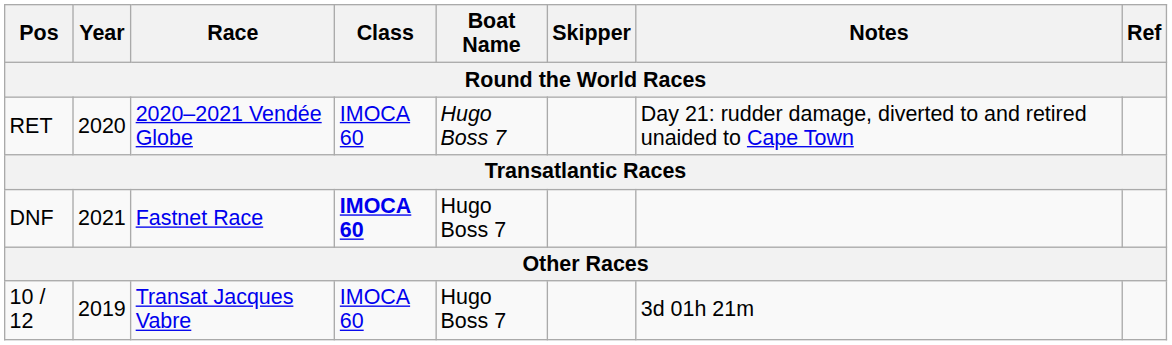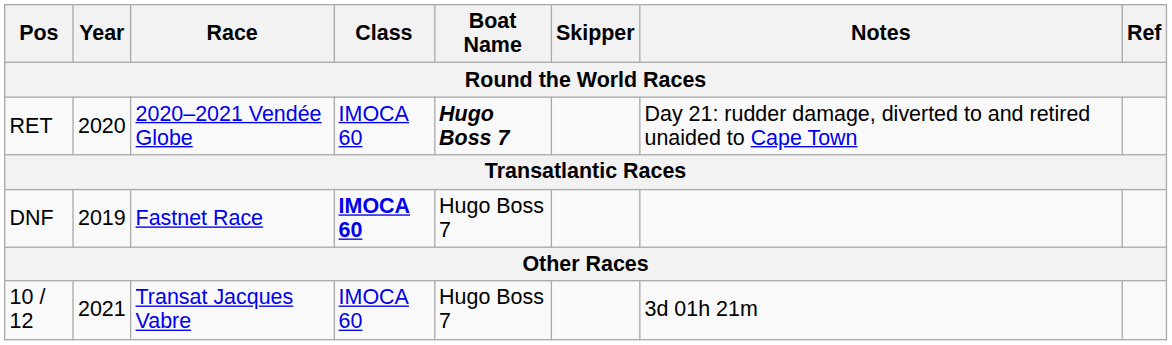(473, 125) normal -> (474, 125) bold
(102, 217) 2021 -> (102, 217) 2019
(102, 309) 2019 -> (102, 309) 2021
